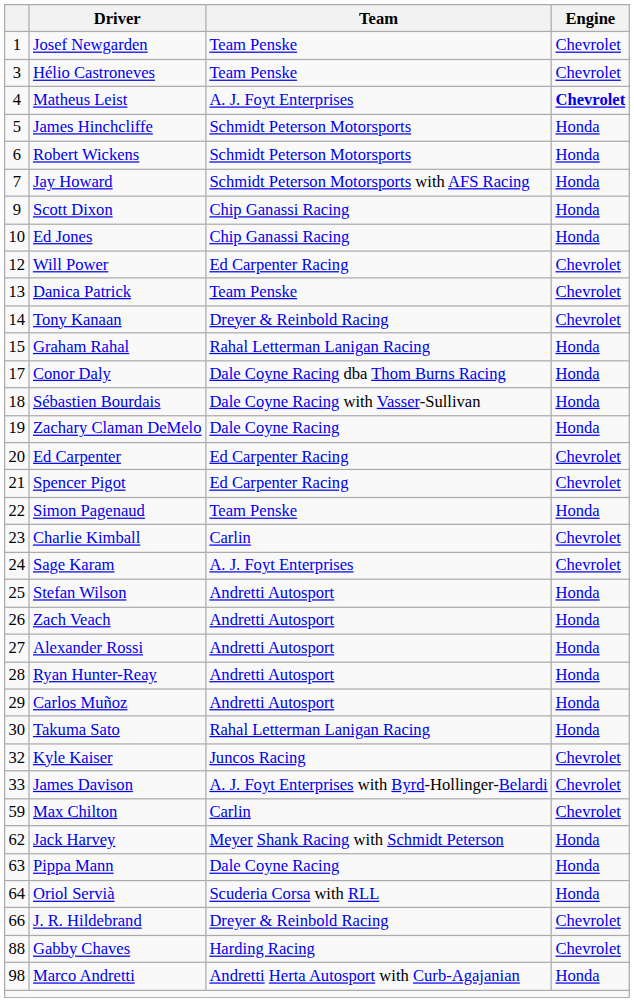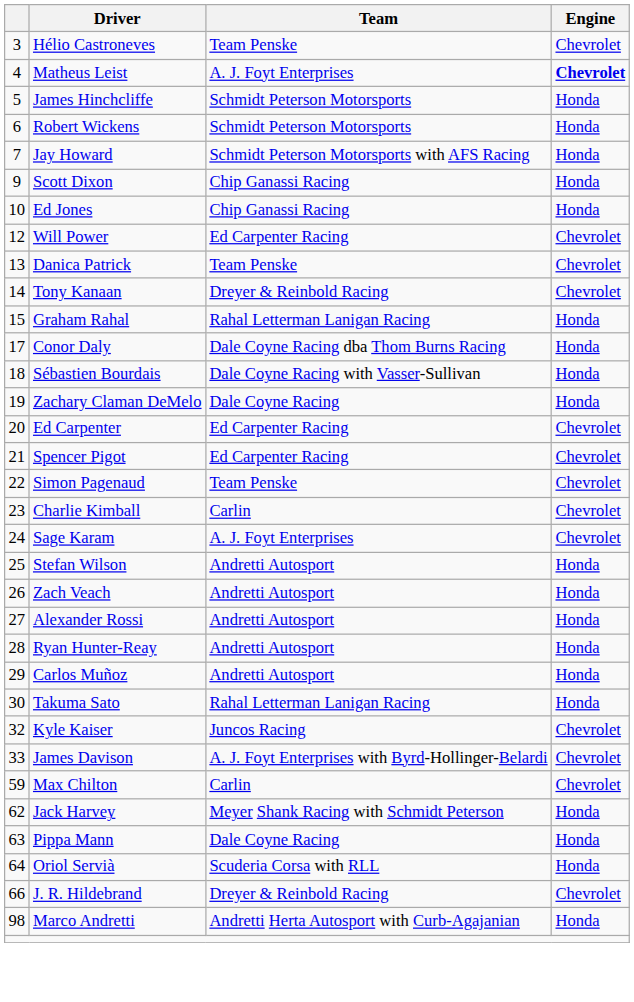- row: (90, 45)
(578, 510) Honda -> (588, 483) Chevrolet
- row: (82, 948)
